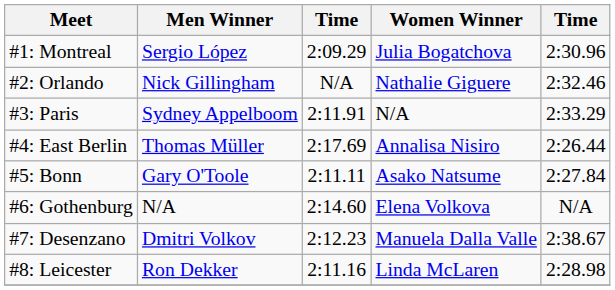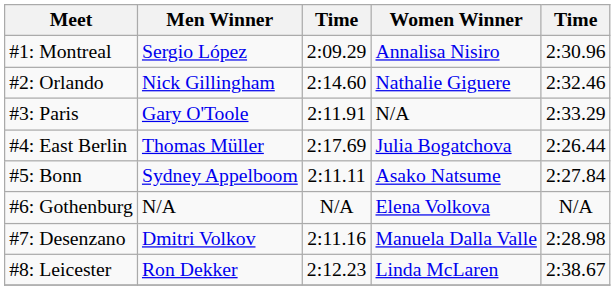(444, 51) Julia Bogatchova -> (438, 51) Annalisa Nisiro
(337, 82) N/A -> (337, 82) 2:14.60
(220, 113) Sydney Appelboom -> (195, 113) Gary O'Toole
(438, 144) Annalisa Nisiro -> (444, 144) Julia Bogatchova
(195, 176) Gary O'Toole -> (220, 176) Sydney Appelboom
(337, 207) 2:14.60 -> (337, 207) N/A
(337, 238) 2:12.23 -> (337, 238) 2:11.16
(576, 238) 2:38.67 -> (576, 238) 2:28.98
(337, 269) 2:11.16 -> (337, 269) 2:12.23
(576, 269) 2:28.98 -> (576, 269) 2:38.67
